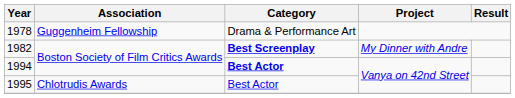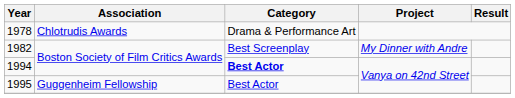(97, 31) Guggenheim Fellowship -> (82, 31) Chlotrudis Awards
(271, 48) bold -> (268, 48) normal
(82, 84) Chlotrudis Awards -> (97, 84) Guggenheim Fellowship
